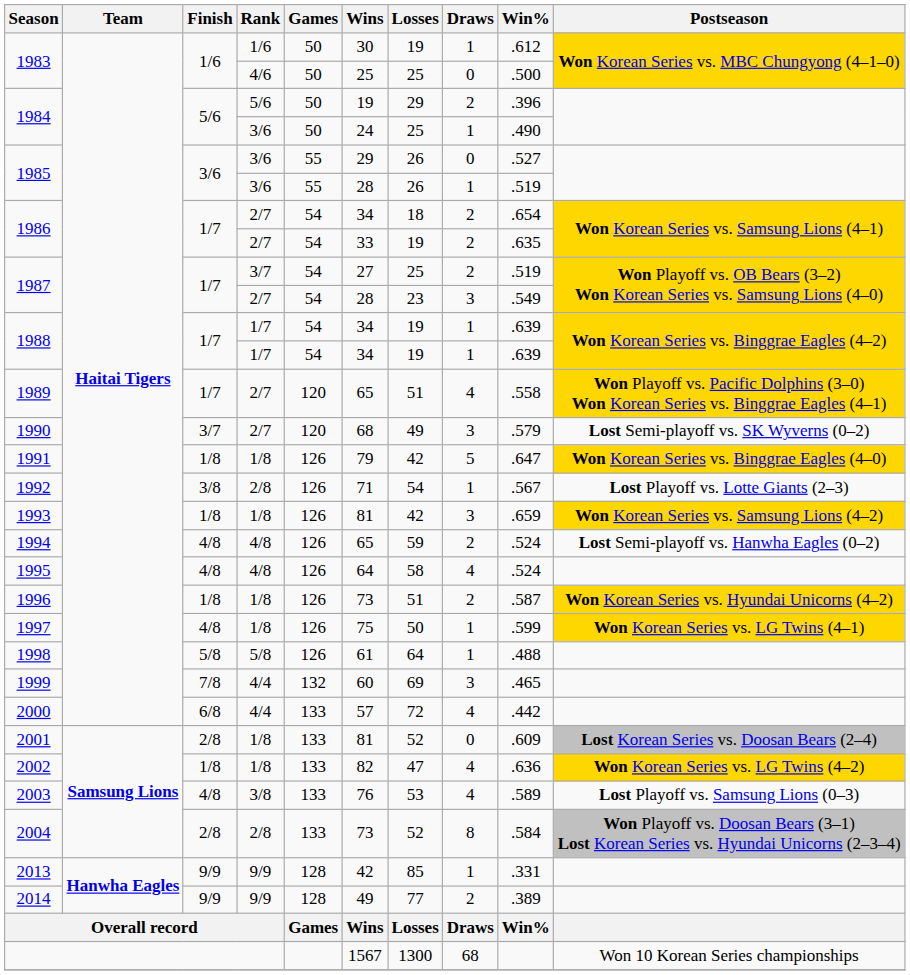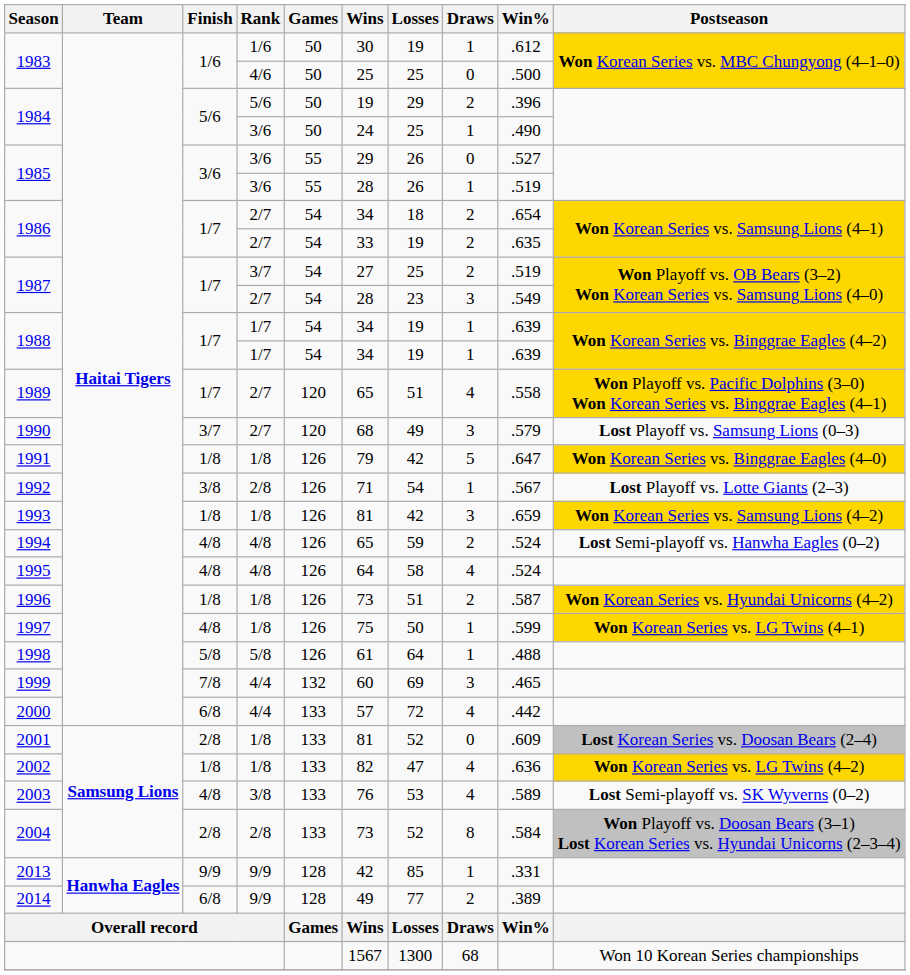(729, 431) Lost Semi-playoff vs. SK Wyverns (0–2) -> (729, 431) Lost Playoff vs. Samsung Lions (0–3)
(729, 795) Lost Playoff vs. Samsung Lions (0–3) -> (729, 795) Lost Semi-playoff vs. SK Wyverns (0–2)
(210, 899) 9/9 -> (210, 899) 6/8
